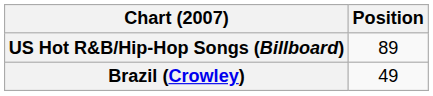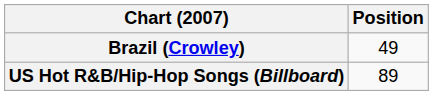rows swapped: (176, 76) <-> (176, 47)
